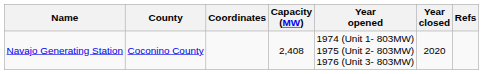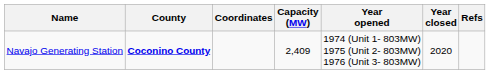(166, 50) normal -> (169, 50) bold
(291, 50) 2,408 -> (298, 50) 2,409
